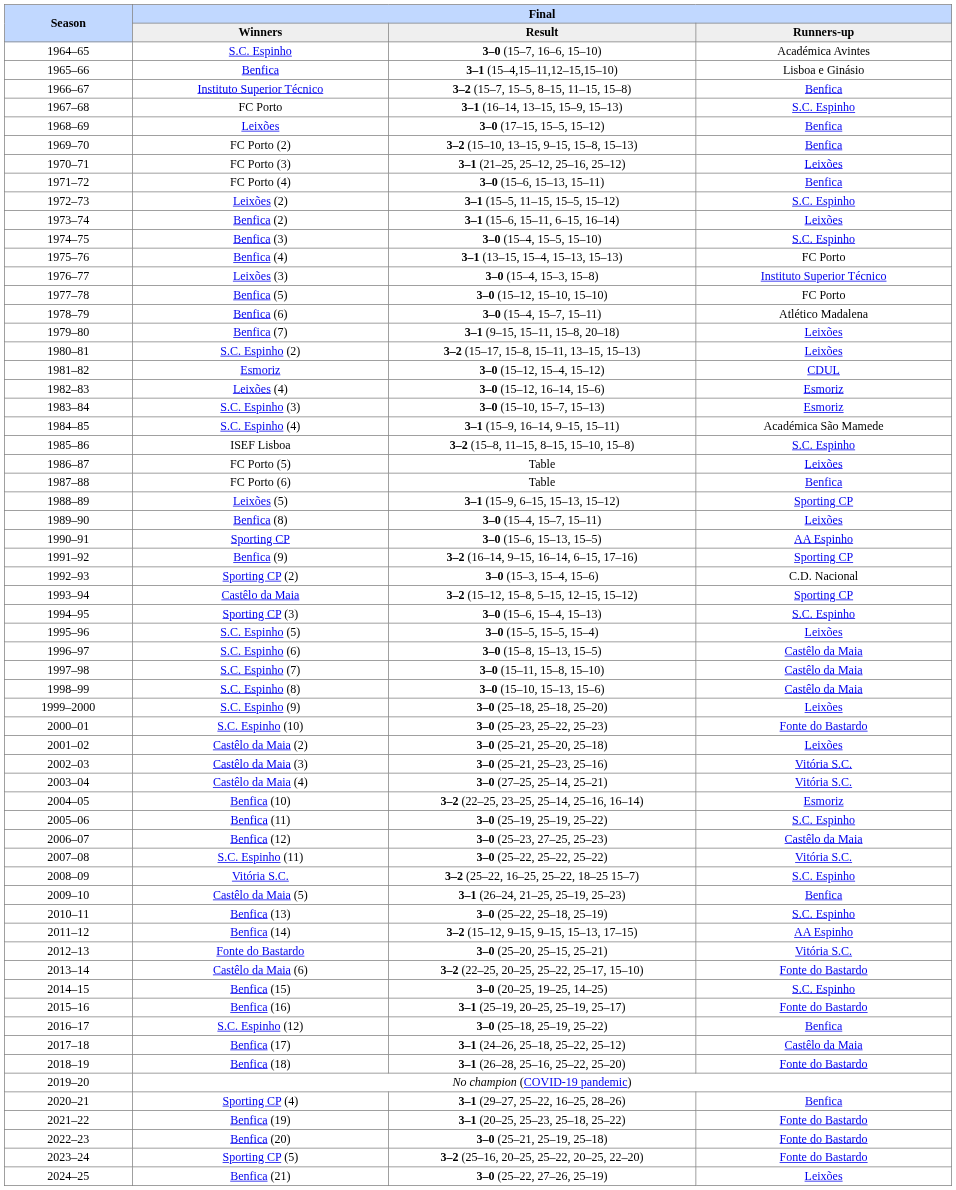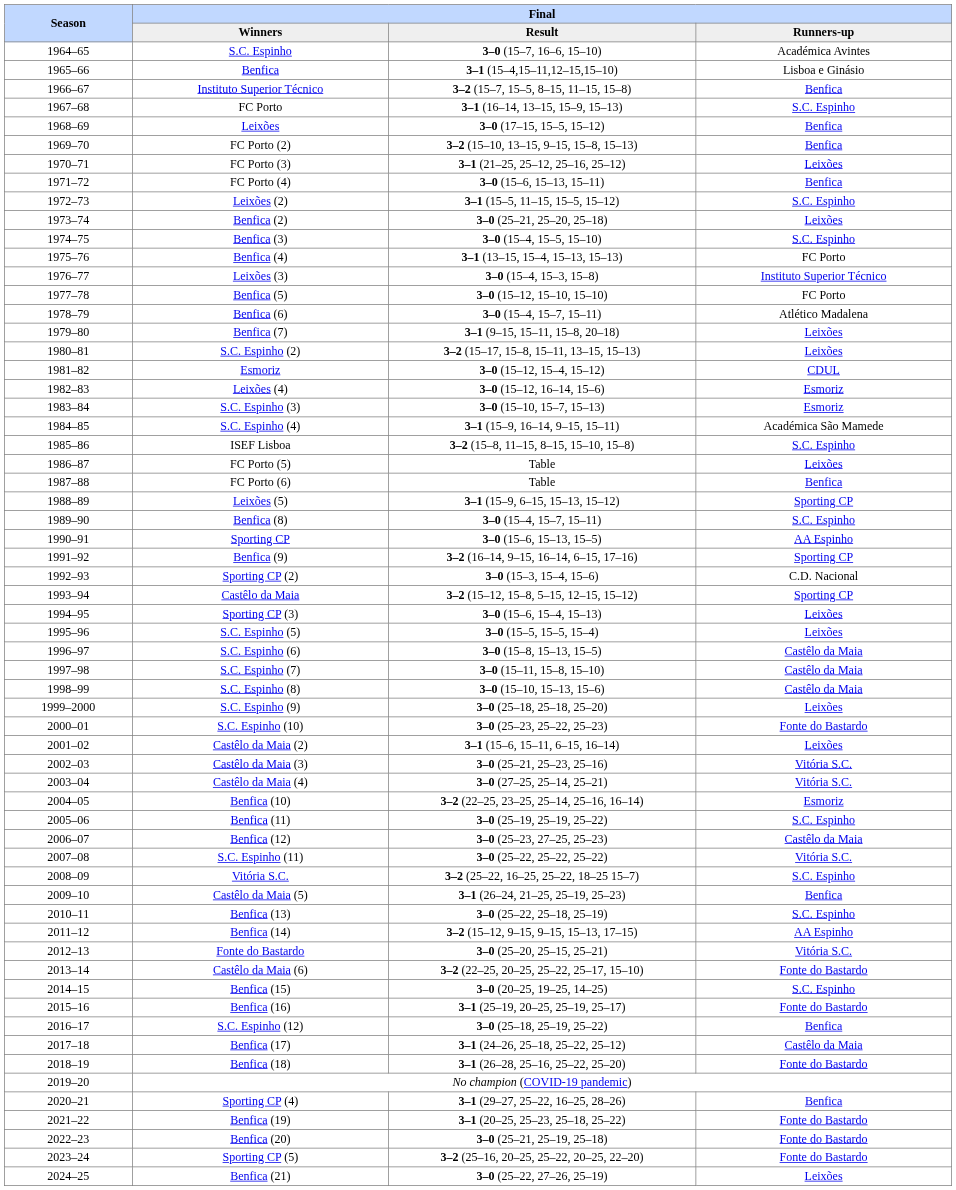(542, 220) 3–1 (15–6, 15–11, 6–15, 16–14) -> (542, 220) 3–0 (25–21, 25–20, 25–18)
(824, 520) Leixões -> (824, 520) S.C. Espinho
(824, 613) S.C. Espinho -> (824, 613) Leixões
(542, 745) 3–0 (25–21, 25–20, 25–18) -> (542, 745) 3–1 (15–6, 15–11, 6–15, 16–14)
